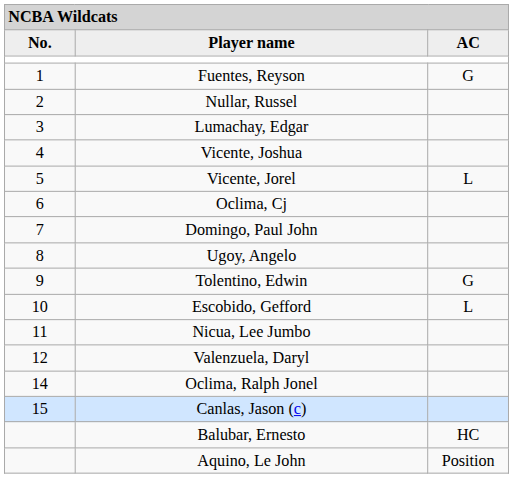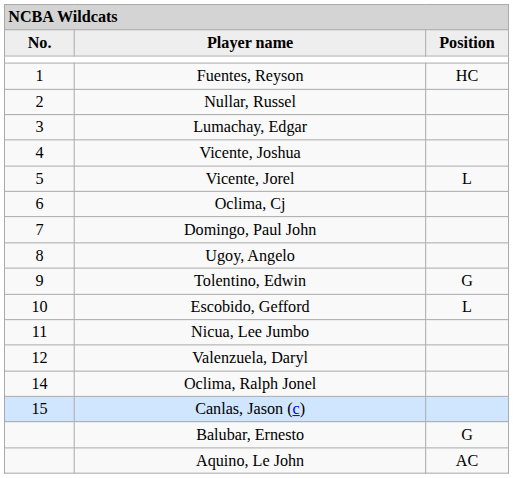(468, 42) AC -> (467, 42) Position
(468, 76) G -> (467, 76) HC
(468, 434) HC -> (467, 434) G
(468, 460) Position -> (467, 460) AC
